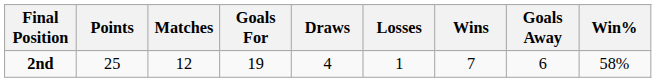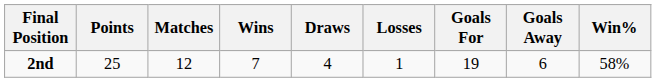columns swapped: (471, 27) <-> (256, 27)
